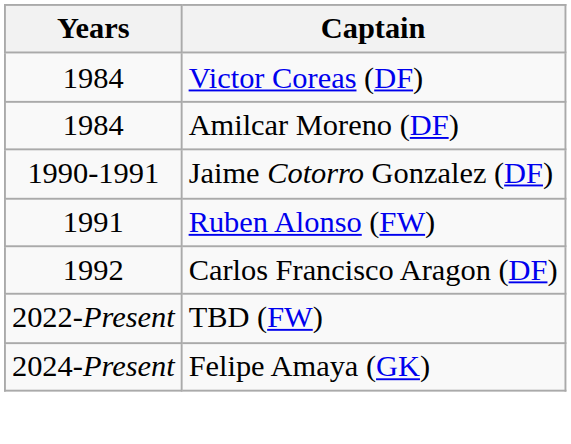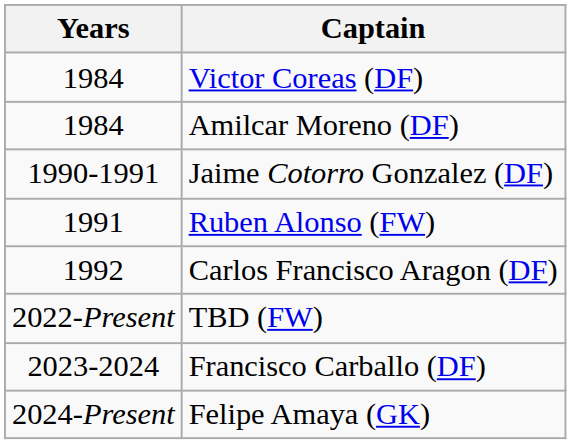+ row: (337, 366)
